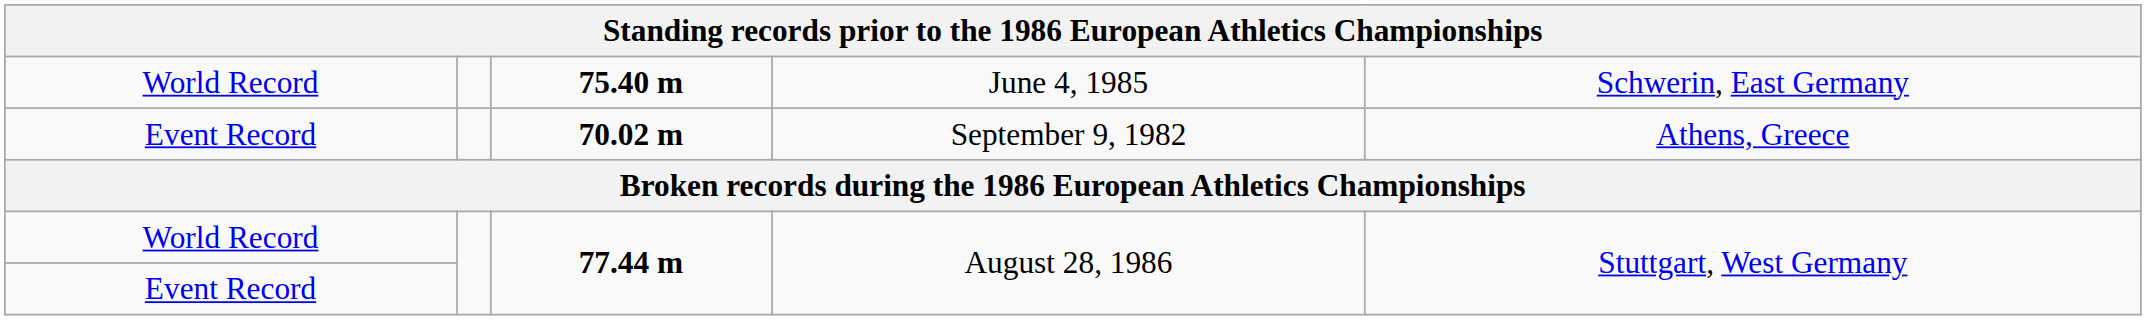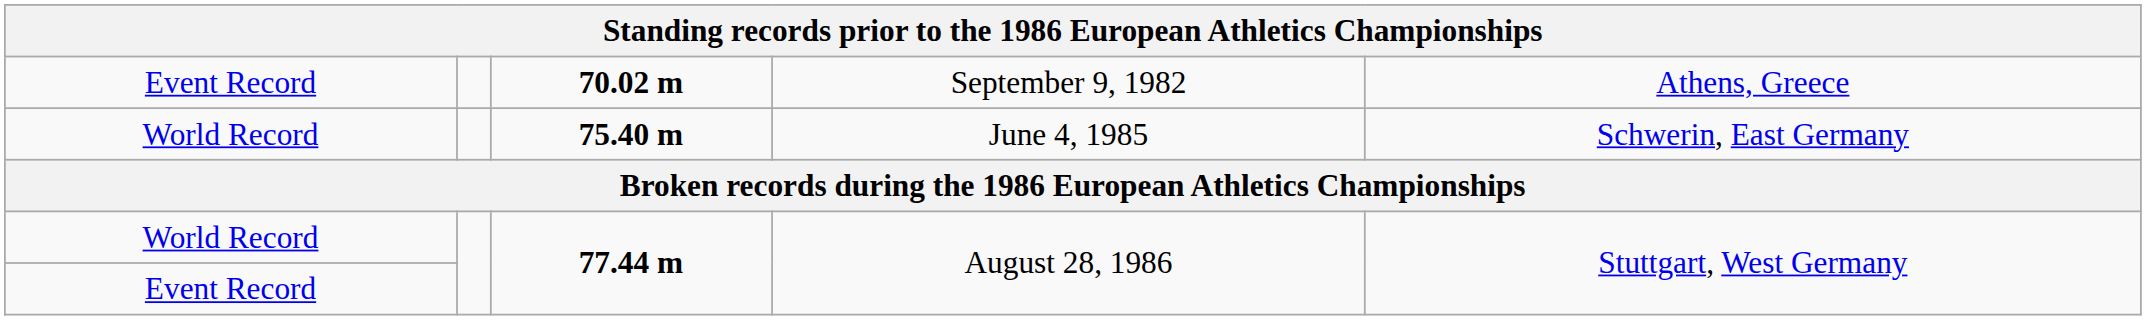rows swapped: (231, 81) <-> (231, 133)
